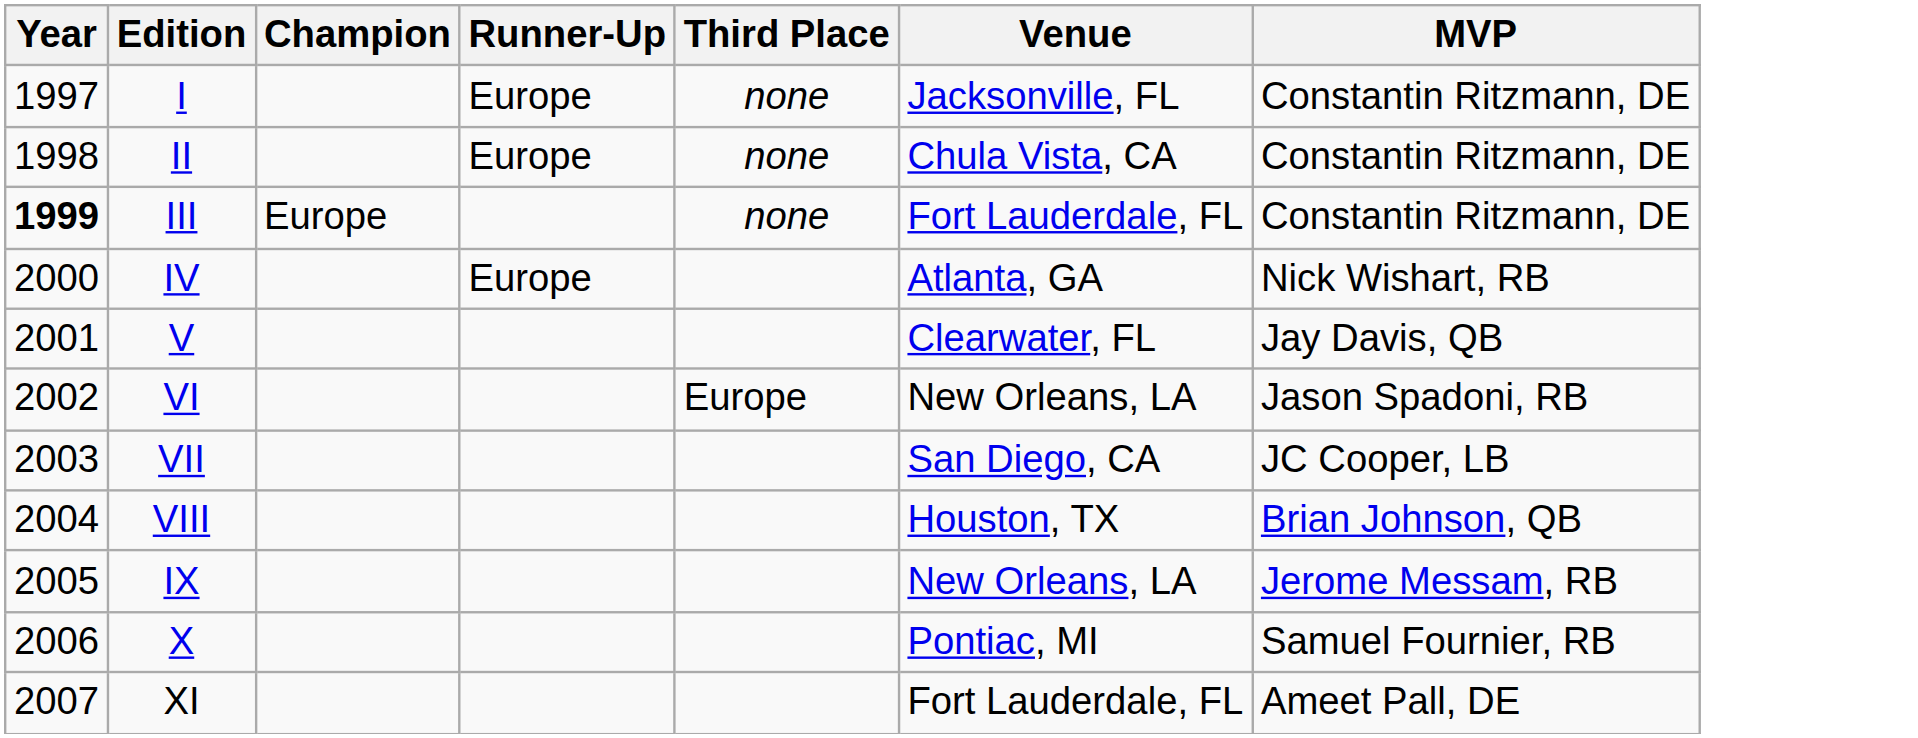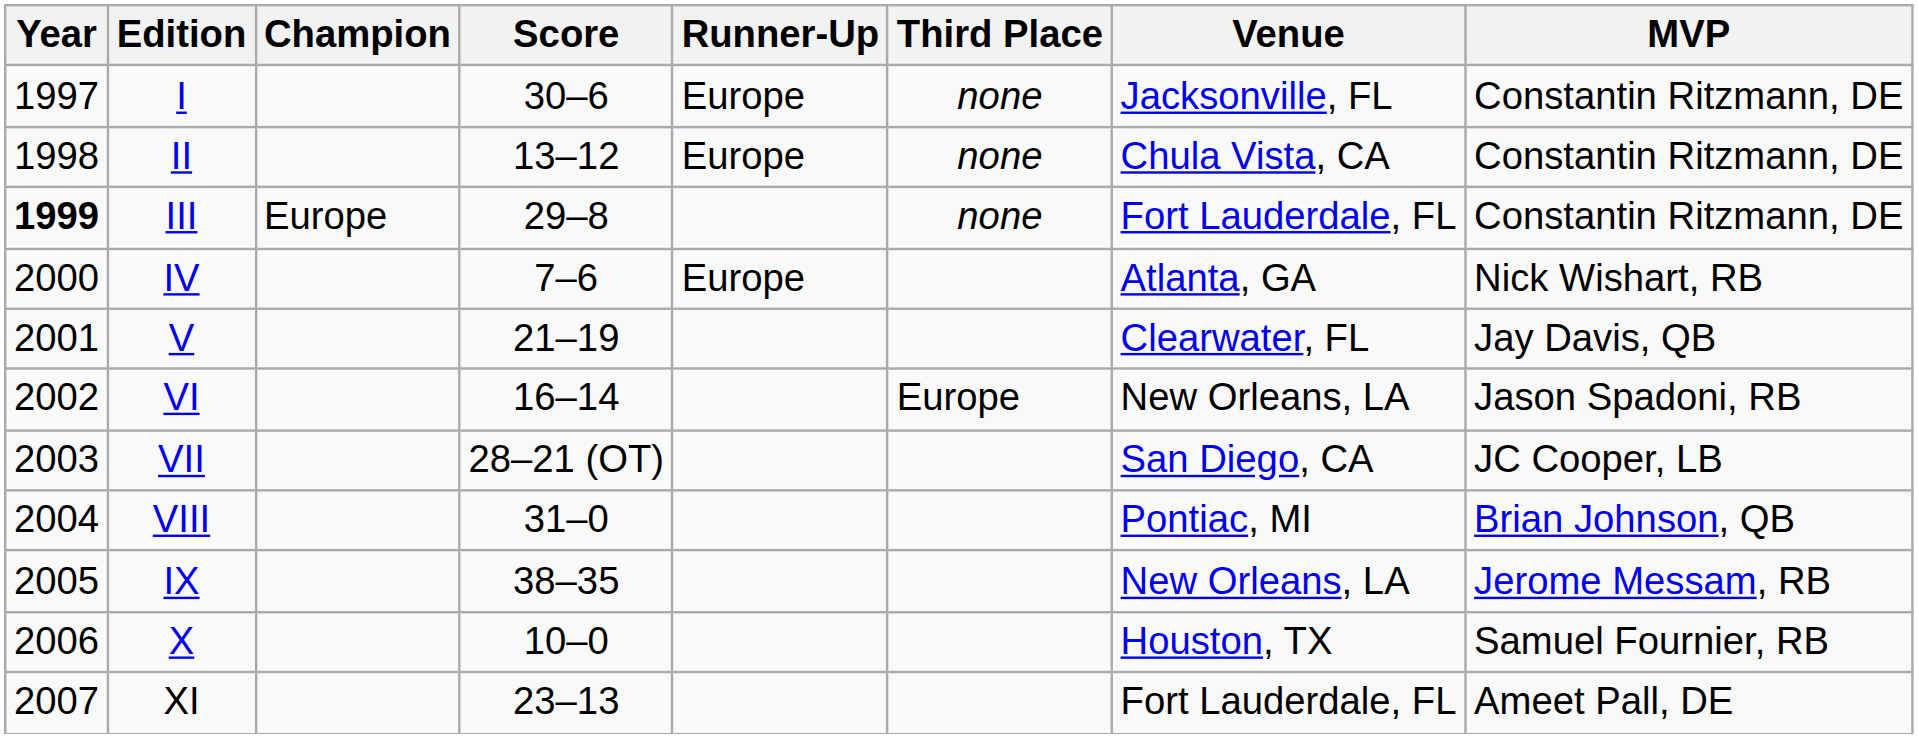+ column: (566, 34)
(1013, 519) Houston, TX -> (1216, 519) Pontiac, MI
(1003, 641) Pontiac, MI -> (1227, 641) Houston, TX
